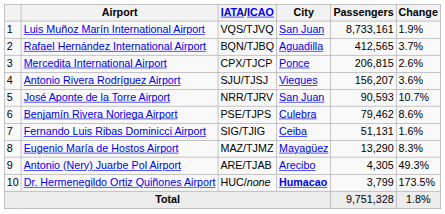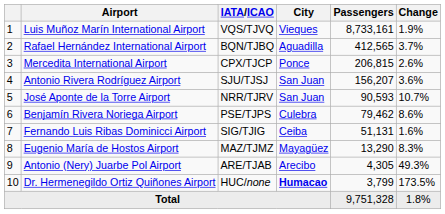(302, 30) San Juan -> (298, 30) Vieques
(298, 81) Vieques -> (302, 81) San Juan
